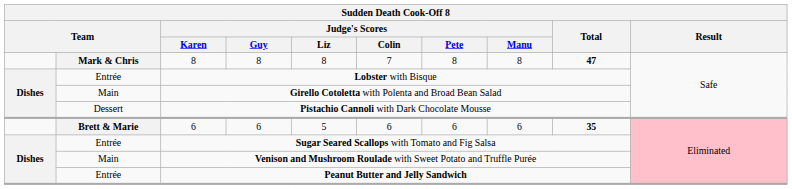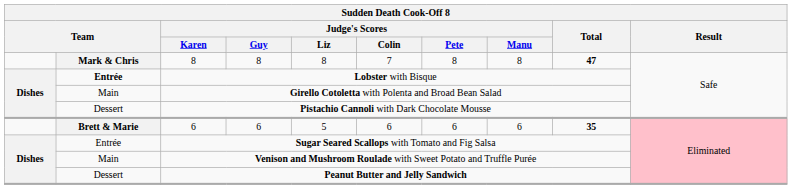(108, 77) normal -> (108, 77) bold
(108, 175) Entrée -> (108, 175) Dessert
